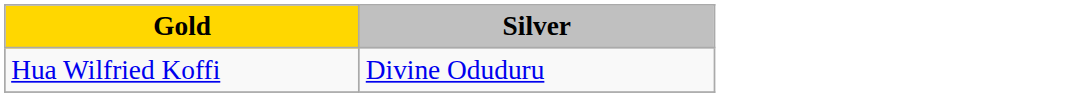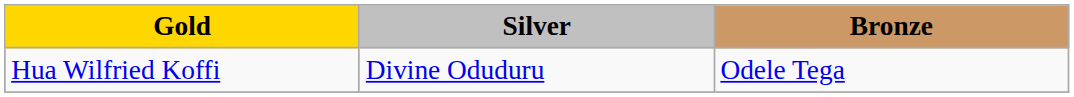+ column: (891, 26)
